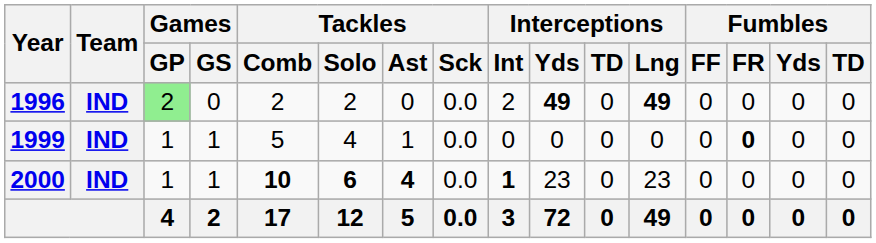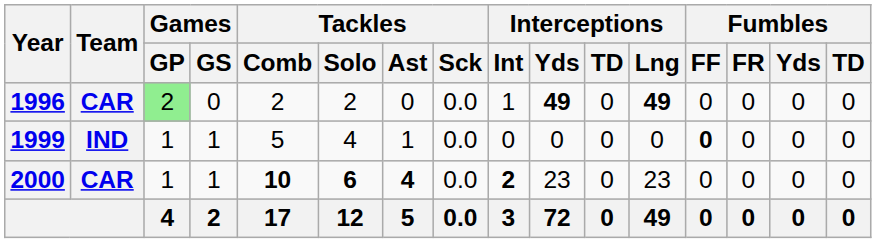(107, 101) IND -> (107, 101) CAR
(508, 101) 2 -> (508, 101) 1
(706, 140) normal -> (706, 140) bold
(748, 140) bold -> (748, 140) normal
(107, 179) IND -> (107, 179) CAR
(508, 179) 1 -> (508, 179) 2
